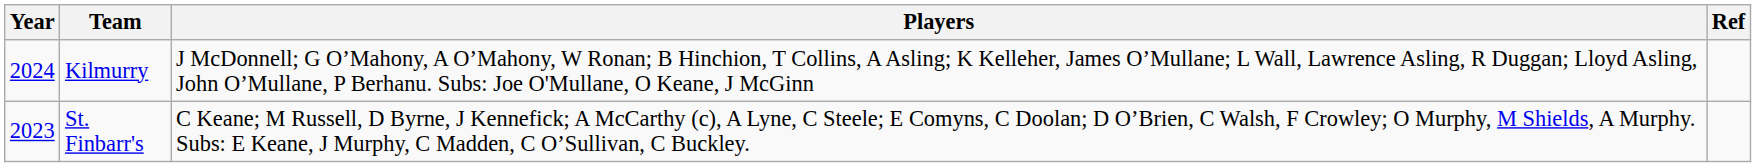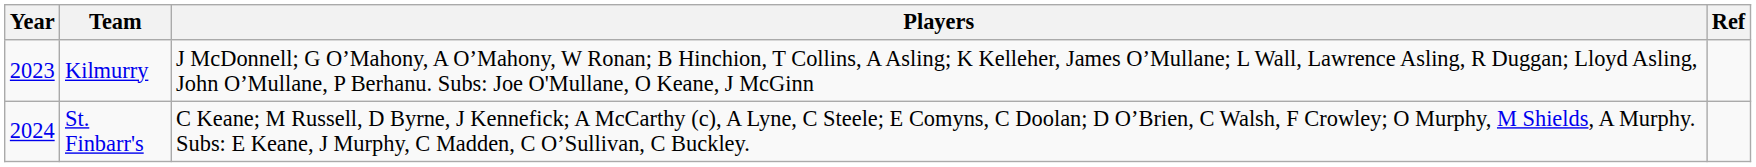(32, 70) 2024 -> (32, 70) 2023
(32, 131) 2023 -> (32, 131) 2024
